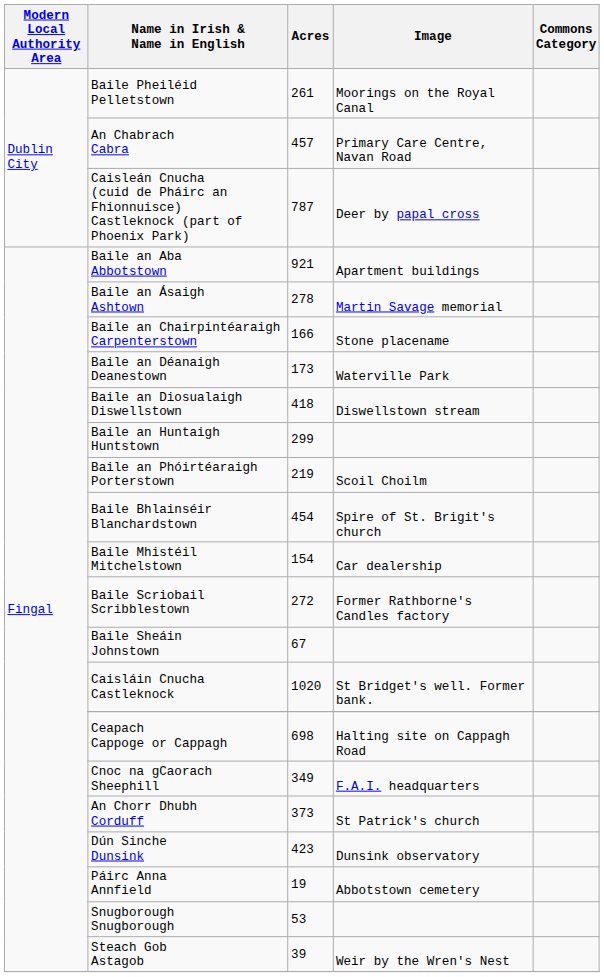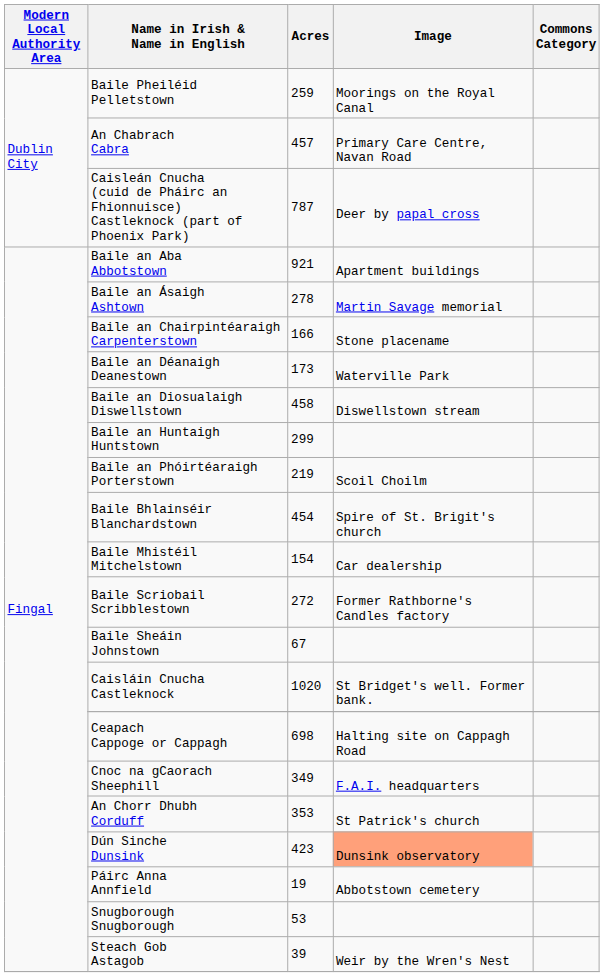(302, 94) 261 -> (302, 94) 259
(302, 405) 418 -> (302, 405) 458
(302, 814) 373 -> (302, 814) 353
(408, 856) no background -> (408, 856) lightsalmon background
